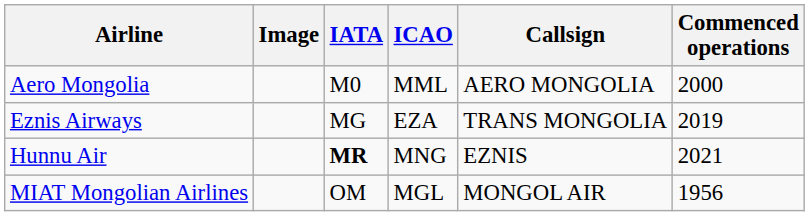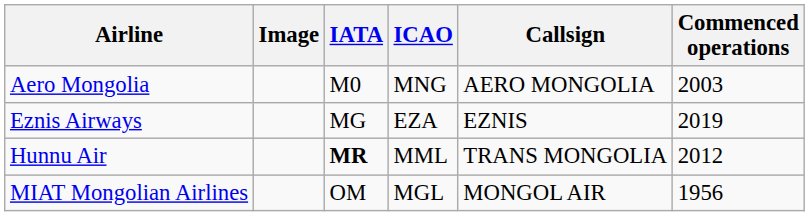(421, 84) MML -> (420, 84) MNG
(700, 84) 2000 -> (700, 84) 2003
(565, 120) TRANS MONGOLIA -> (496, 120) EZNIS
(420, 156) MNG -> (421, 156) MML
(496, 156) EZNIS -> (565, 156) TRANS MONGOLIA
(700, 156) 2021 -> (700, 156) 2012
